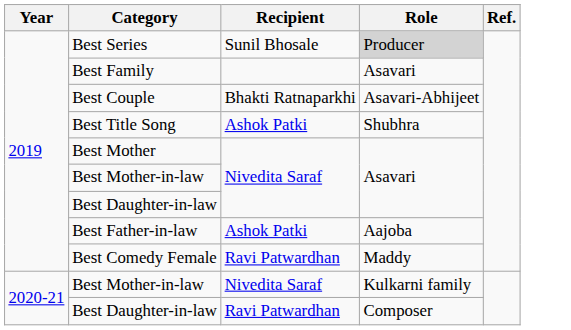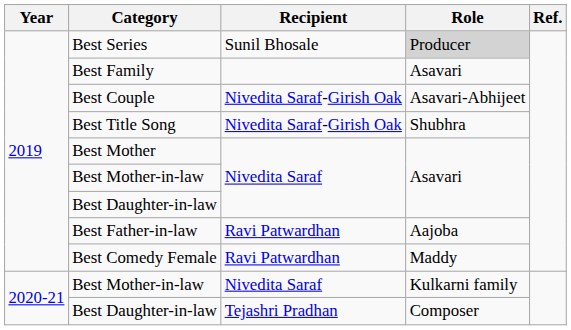(290, 97) Bhakti Ratnaparkhi -> (313, 97) Nivedita Saraf-Girish Oak
(266, 124) Ashok Patki -> (313, 124) Nivedita Saraf-Girish Oak
(266, 230) Ashok Patki -> (282, 230) Ravi Patwardhan
(282, 310) Ravi Patwardhan -> (281, 310) Tejashri Pradhan
